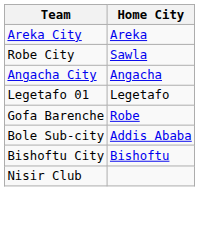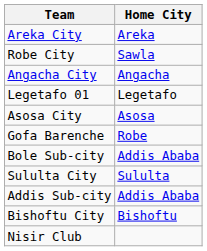+ row: (45, 115)
+ row: (52, 176)
+ row: (59, 196)
